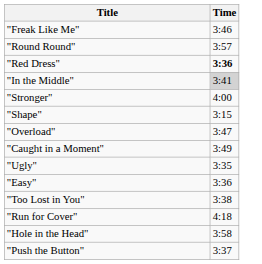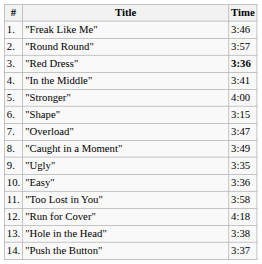+ column: (14, 13)
(222, 81) lightgrey background -> (241, 81) no background
(222, 200) 3:38 -> (241, 200) 3:58
(222, 234) 3:58 -> (241, 234) 3:38
